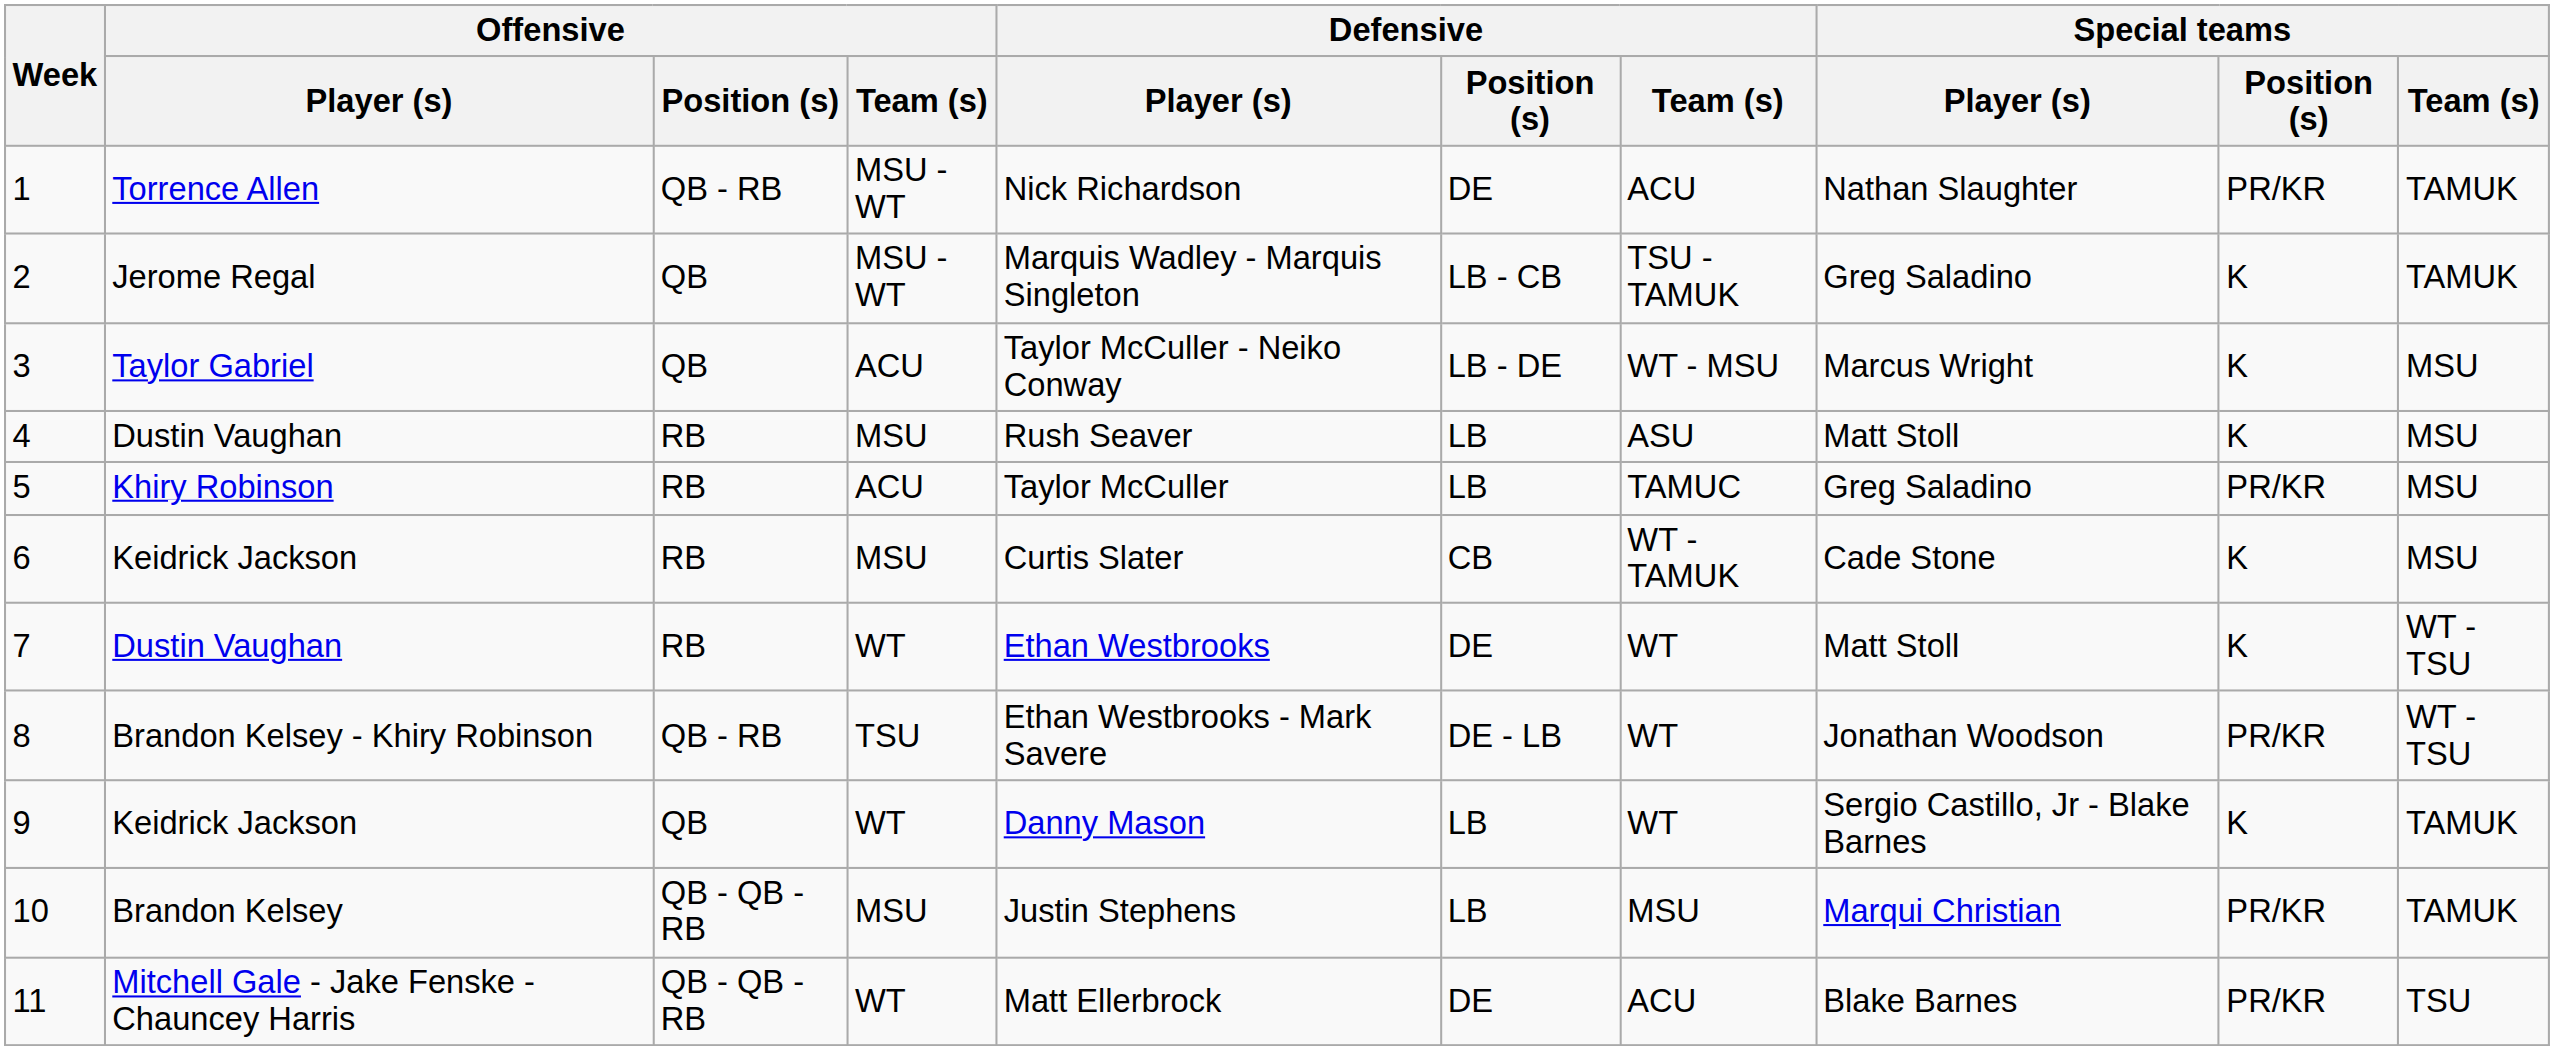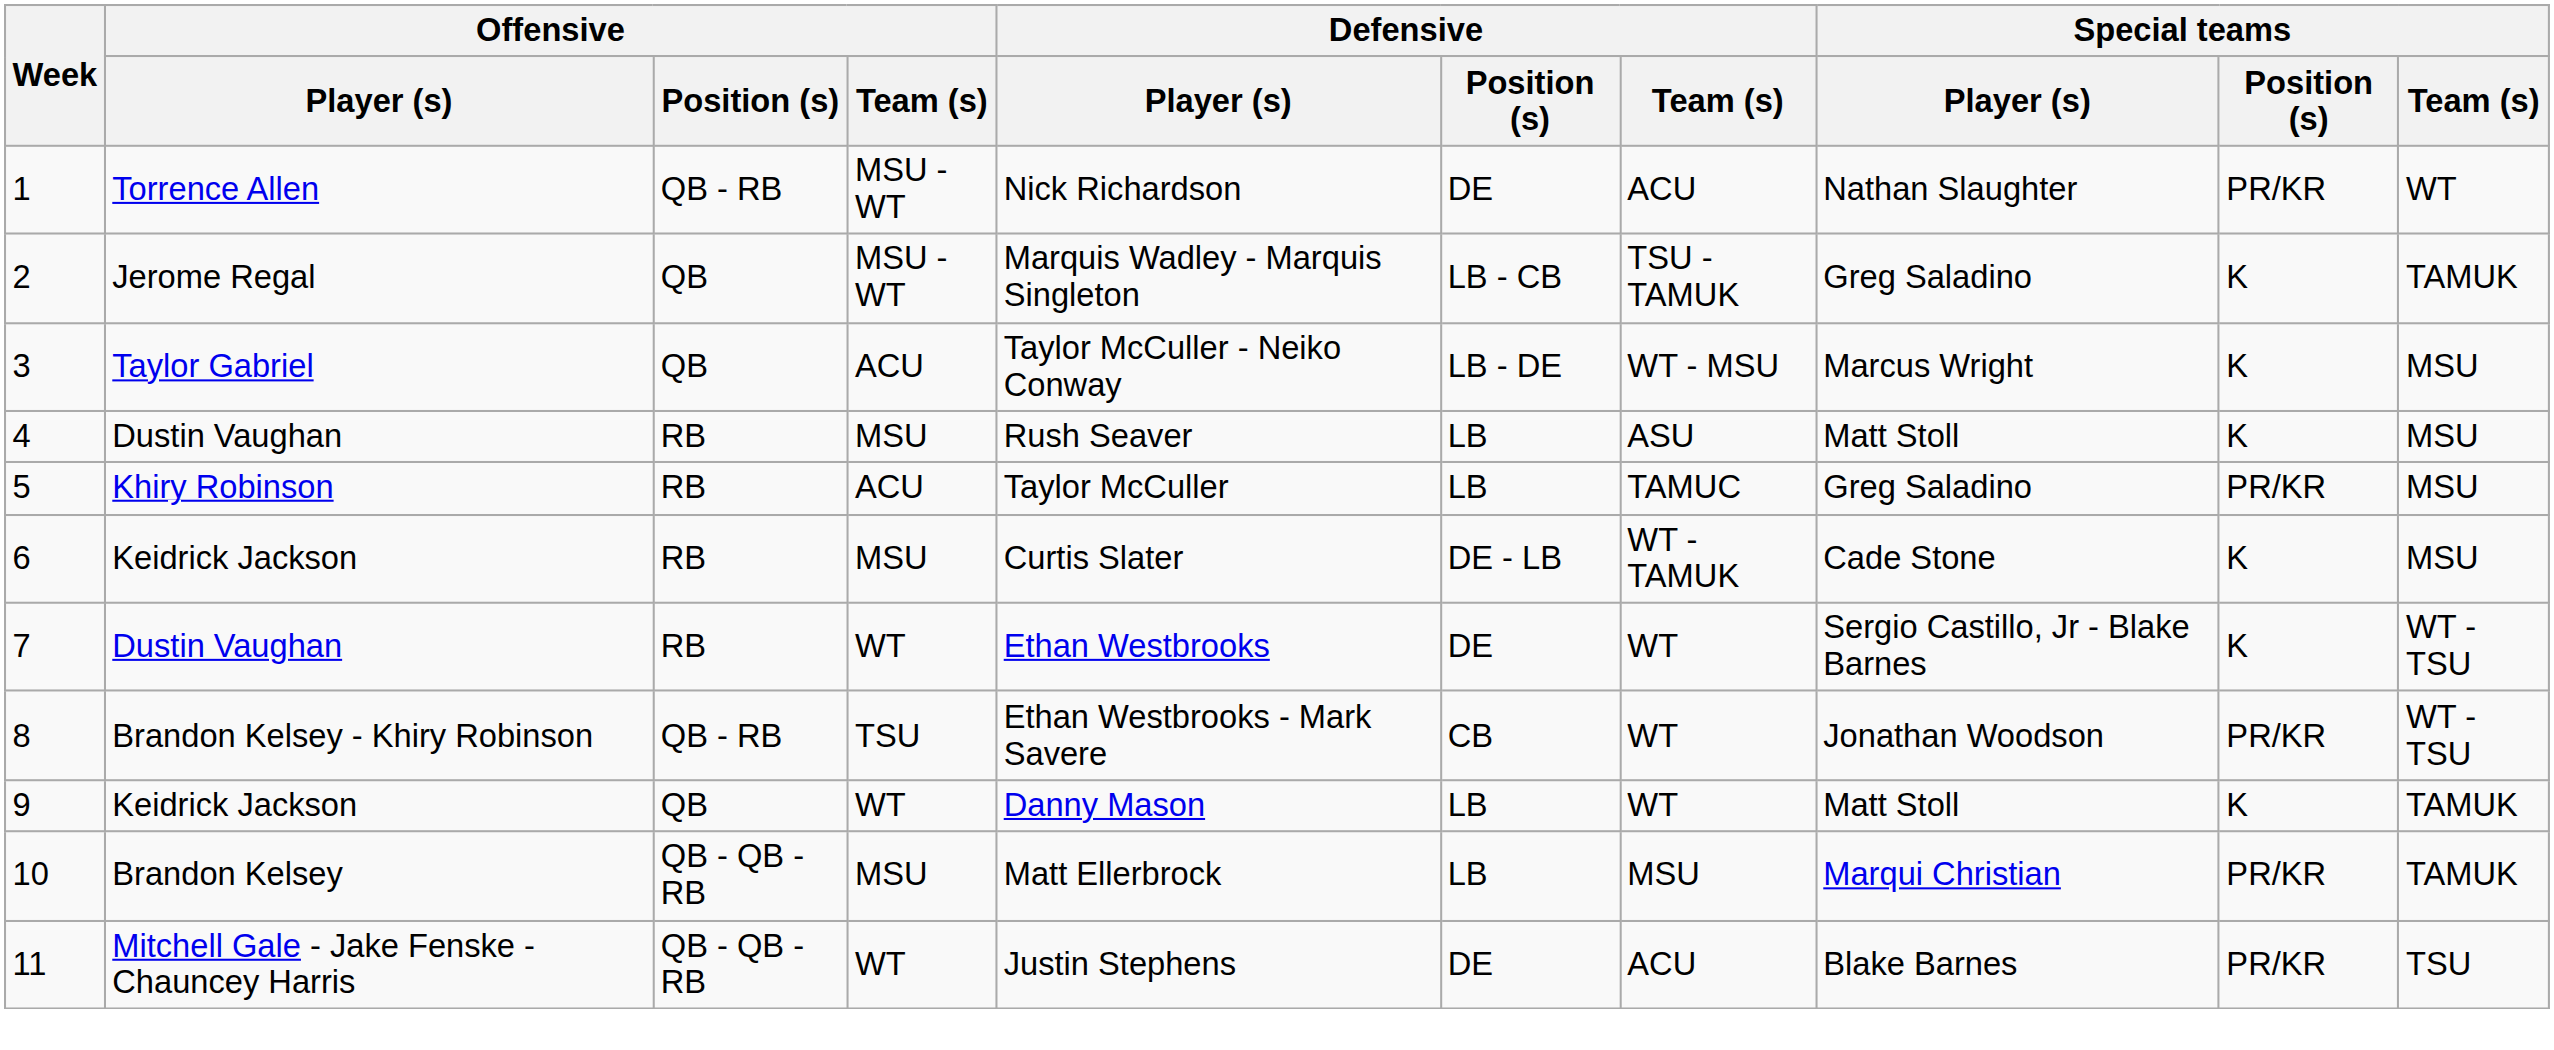(2462, 188) TAMUK -> (2431, 188) WT
(1470, 557) CB -> (1505, 557) DE - LB
(1891, 646) Matt Stoll -> (2006, 646) Sergio Castillo, Jr - Blake Barnes
(1505, 734) DE - LB -> (1470, 734) CB
(2006, 823) Sergio Castillo, Jr - Blake Barnes -> (1891, 805) Matt Stoll
(1120, 911) Justin Stephens -> (1113, 875) Matt Ellerbrock
(1113, 1000) Matt Ellerbrock -> (1120, 963) Justin Stephens
